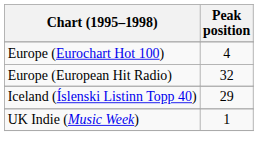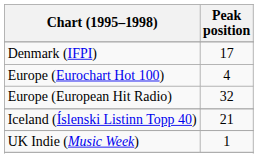+ row: (52, 53)
(227, 97) 29 -> (227, 119) 21
